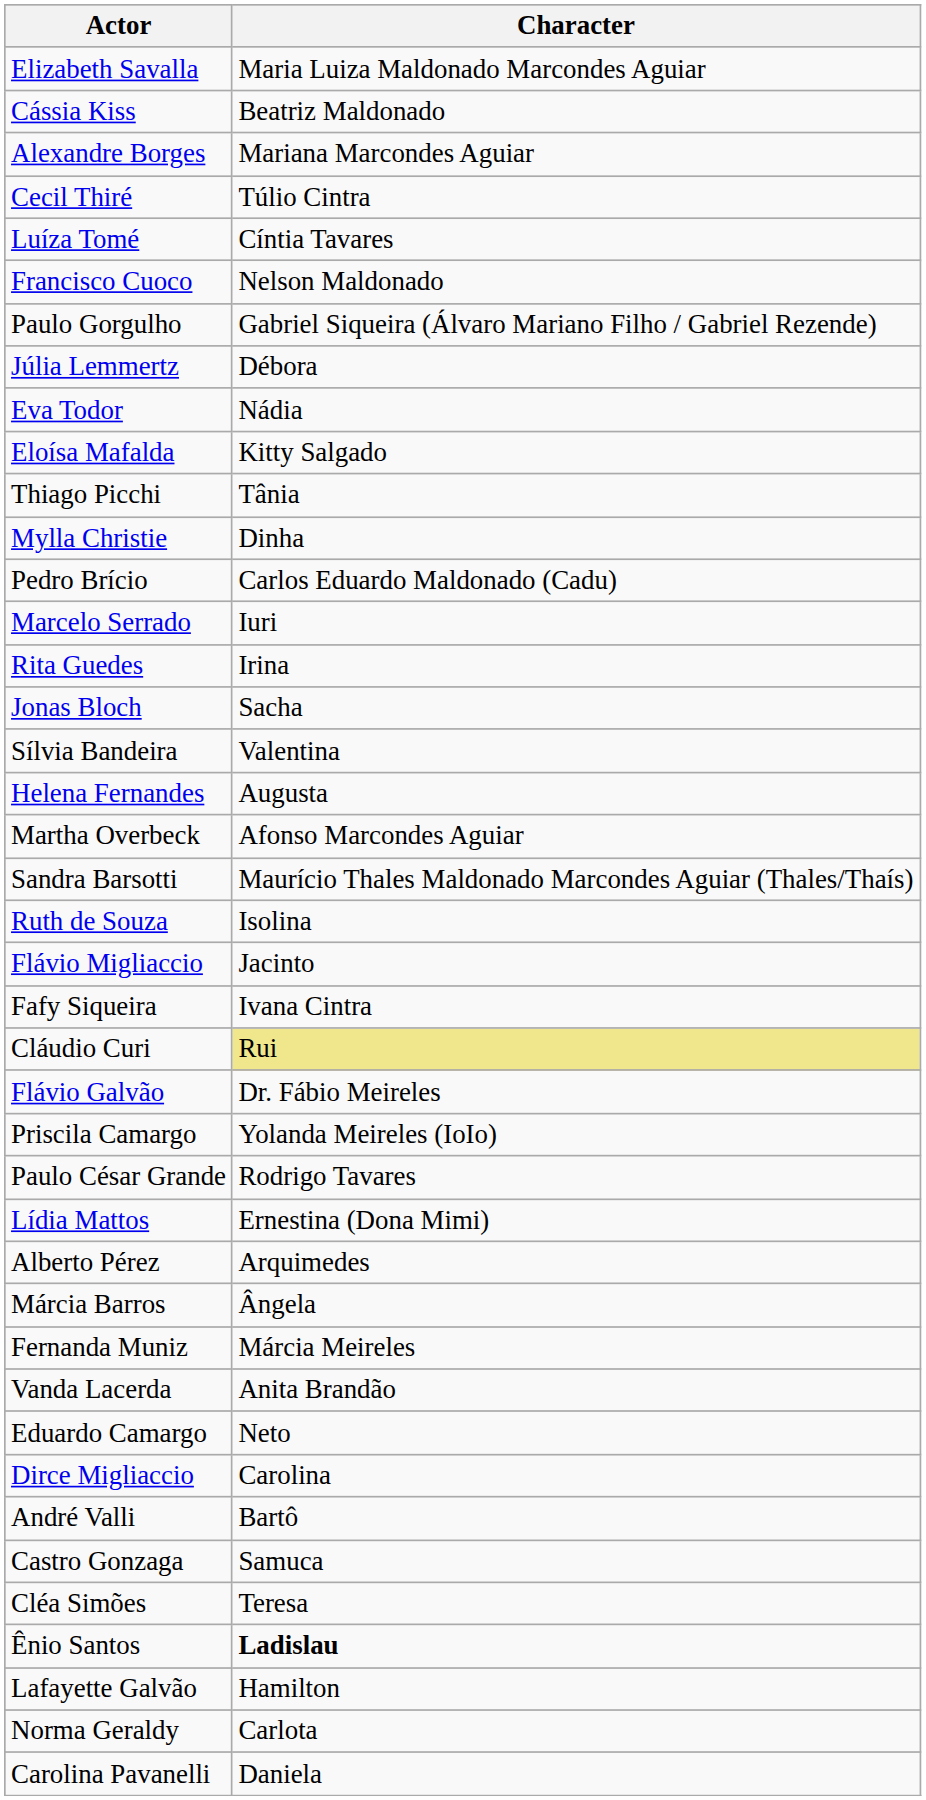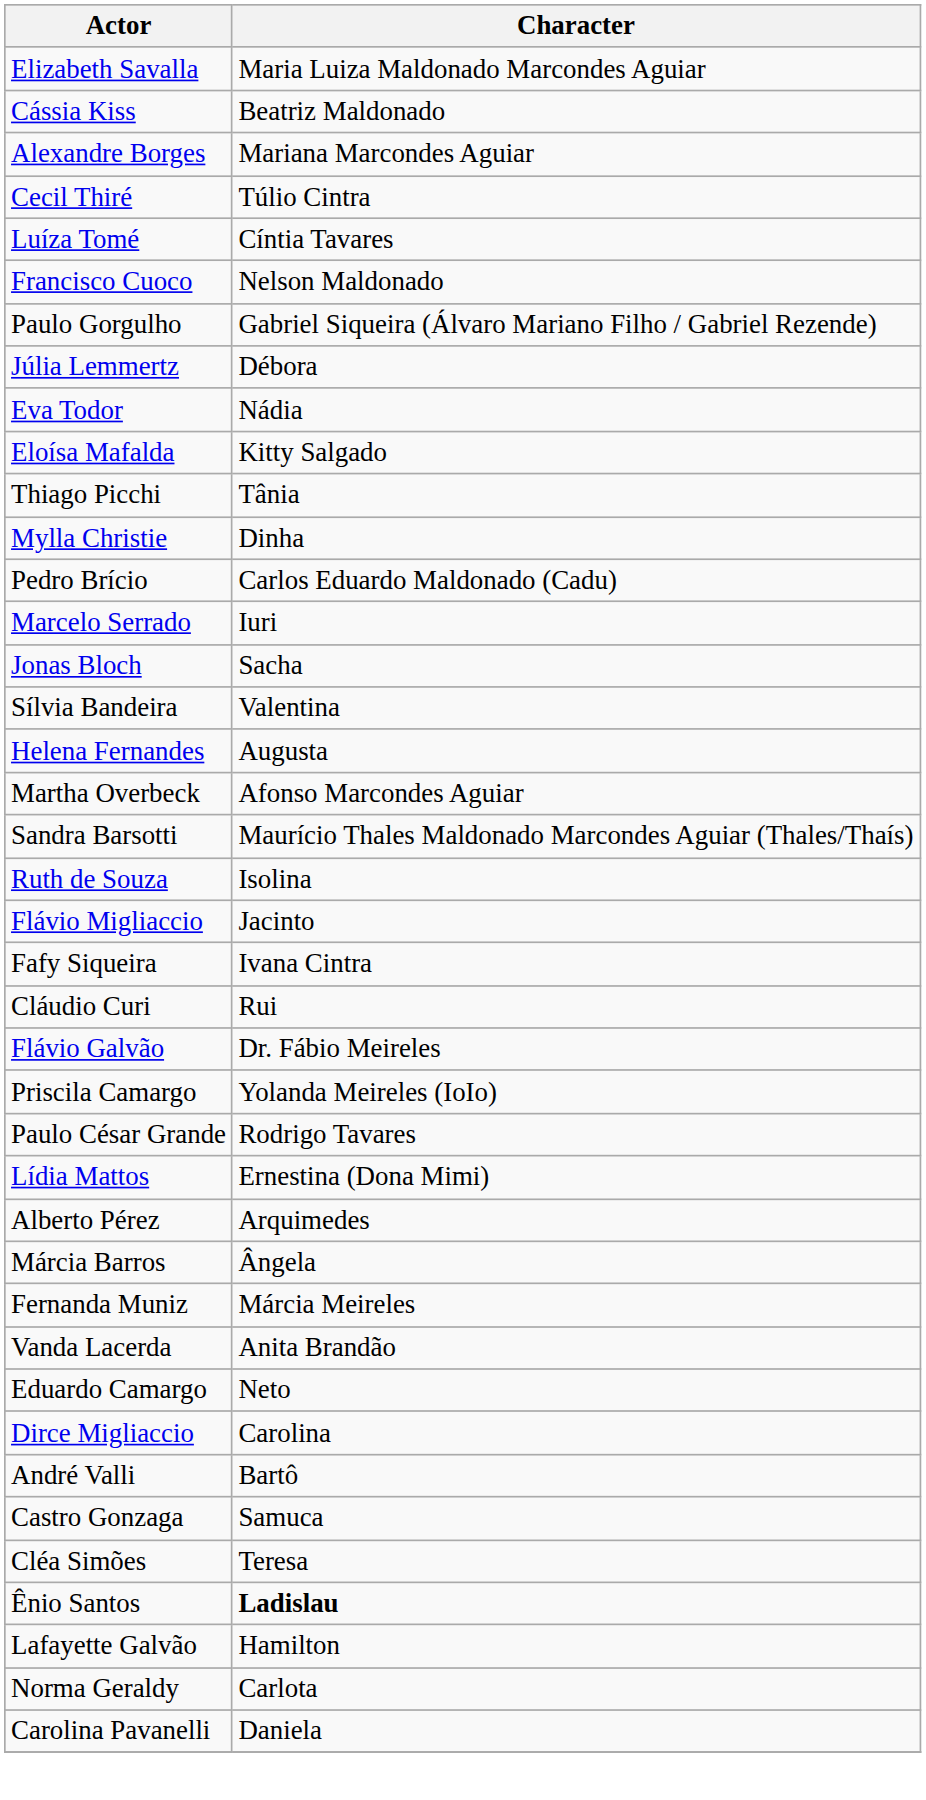- row: (77, 665)
(258, 1048) khaki background -> (258, 1006) no background
